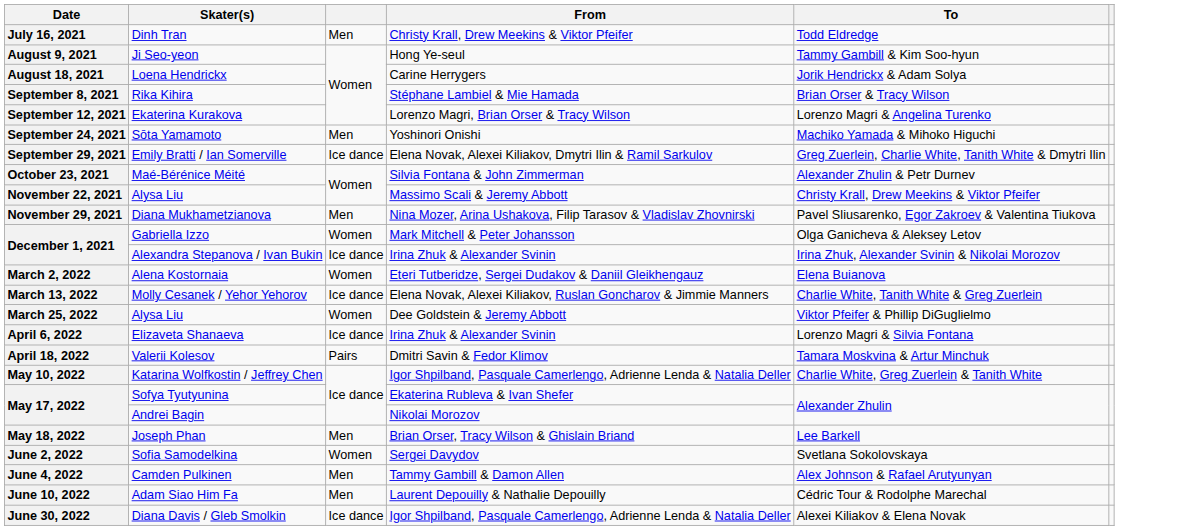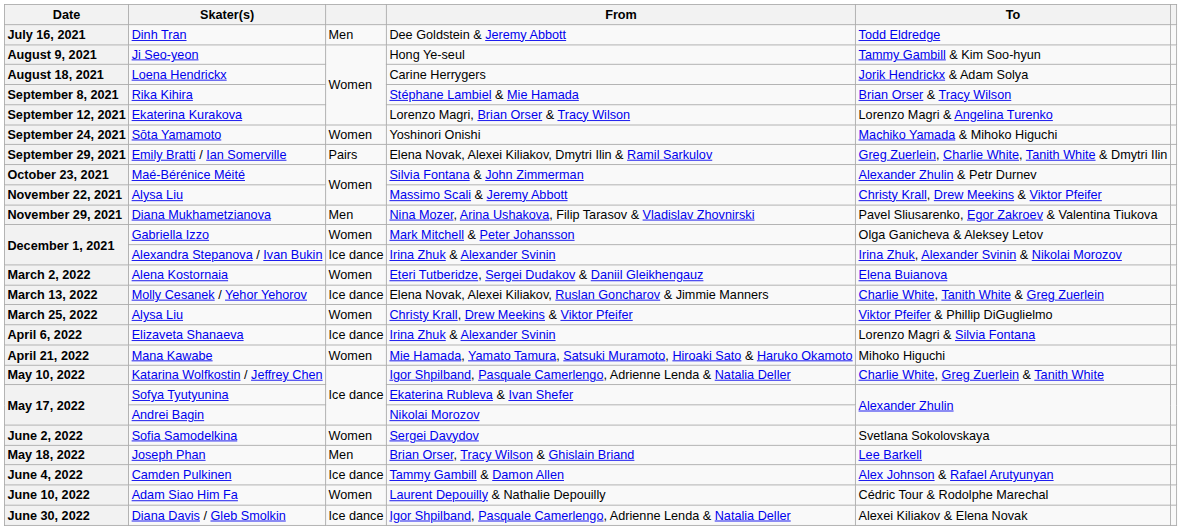(511, 35) Christy Krall, Drew Meekins & Viktor Pfeifer -> (478, 35) Dee Goldstein & Jeremy Abbott
(341, 135) Men -> (350, 135) Women
(356, 155) Ice dance -> (343, 155) Pairs
(478, 315) Dee Goldstein & Jeremy Abbott -> (511, 315) Christy Krall, Drew Meekins & Viktor Pfeifer
- row: (48, 355)
+ row: (48, 355)
rows swapped: (46, 435) <-> (45, 455)
(341, 475) Men -> (356, 475) Ice dance
(341, 495) Men -> (350, 495) Women
